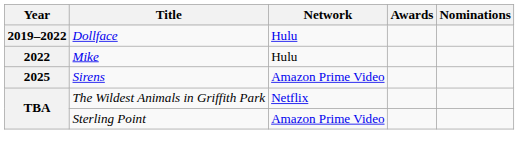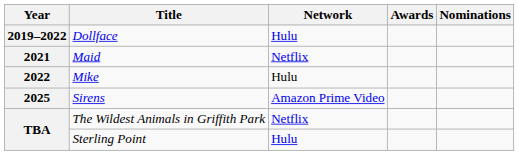+ row: (86, 56)
(328, 118) Amazon Prime Video -> (284, 139) Hulu
